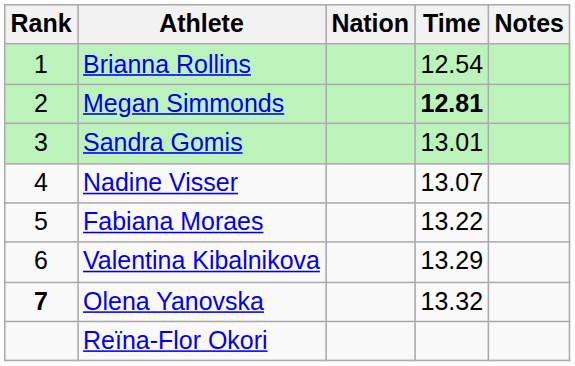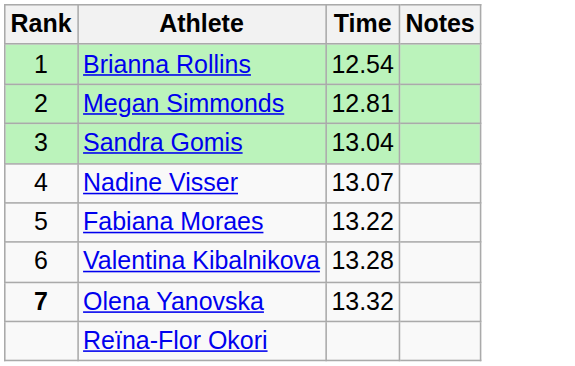- column: (370, 24)
(452, 103) bold -> (363, 103) normal
(452, 143) 13.01 -> (363, 143) 13.04
(452, 261) 13.29 -> (363, 261) 13.28
